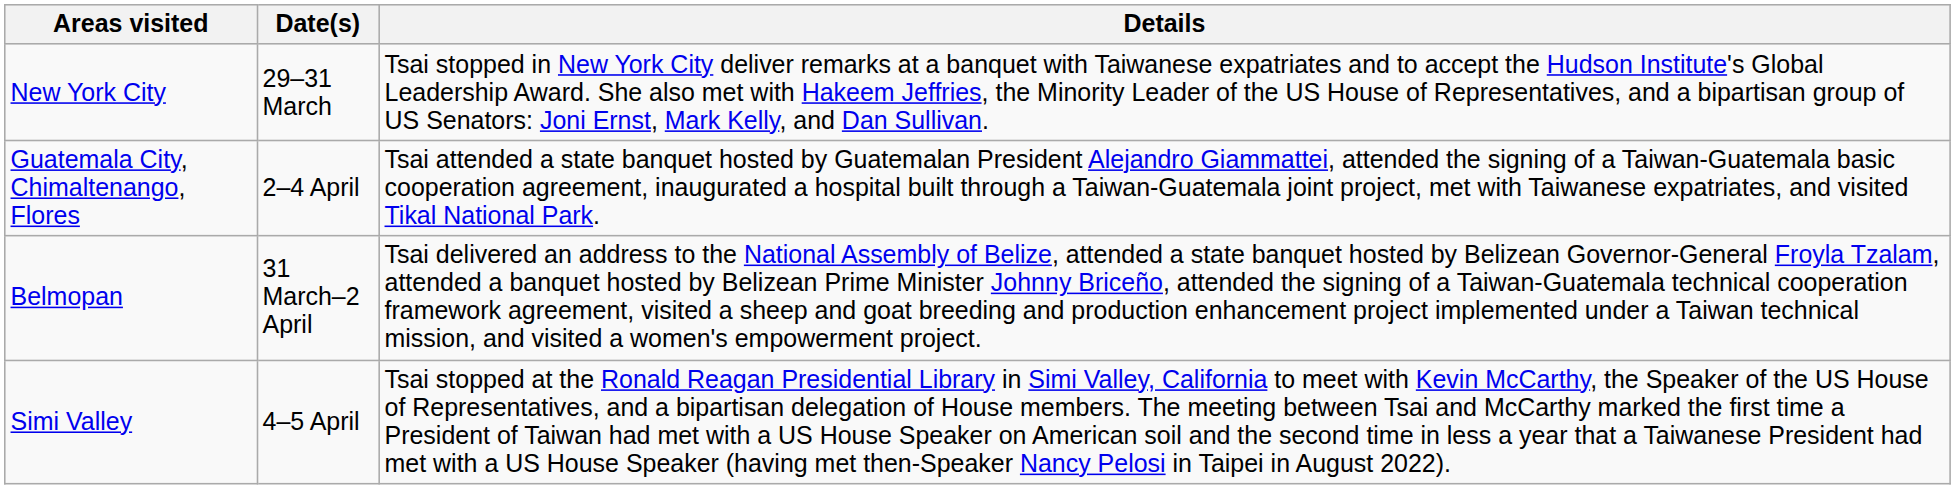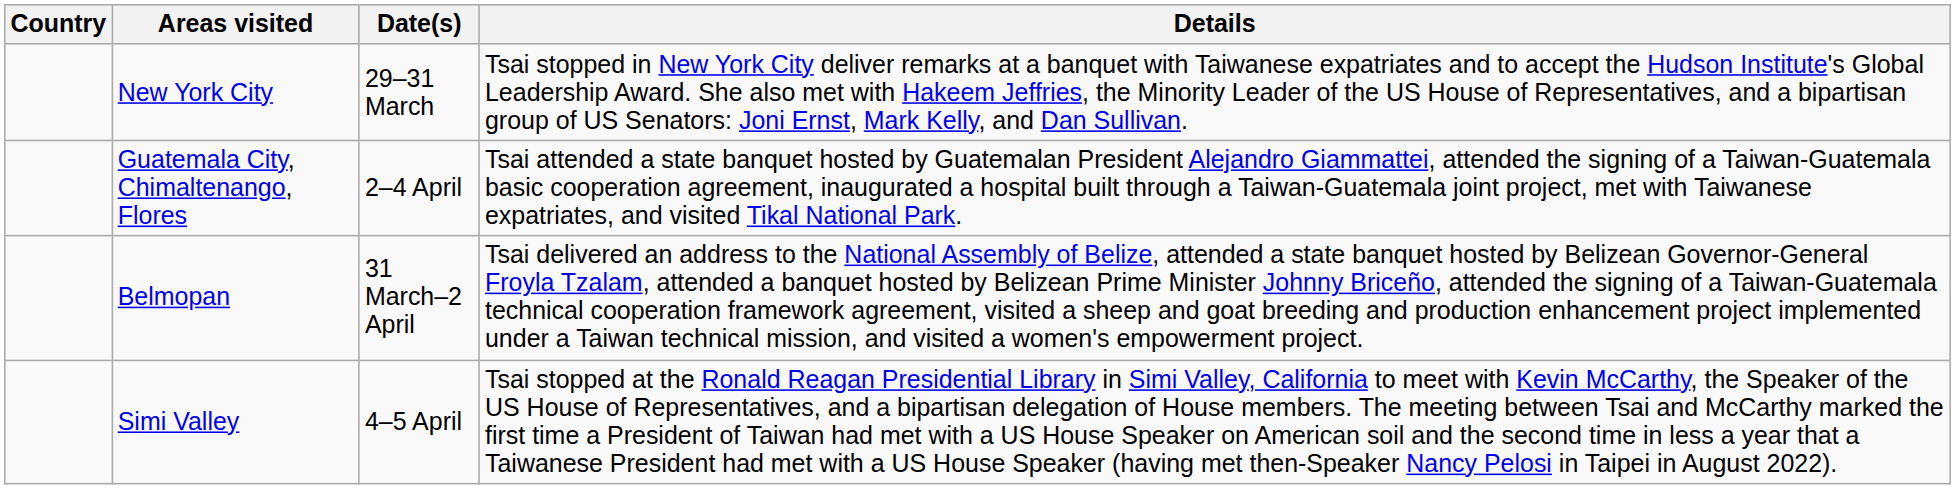+ column: (58, 24)
